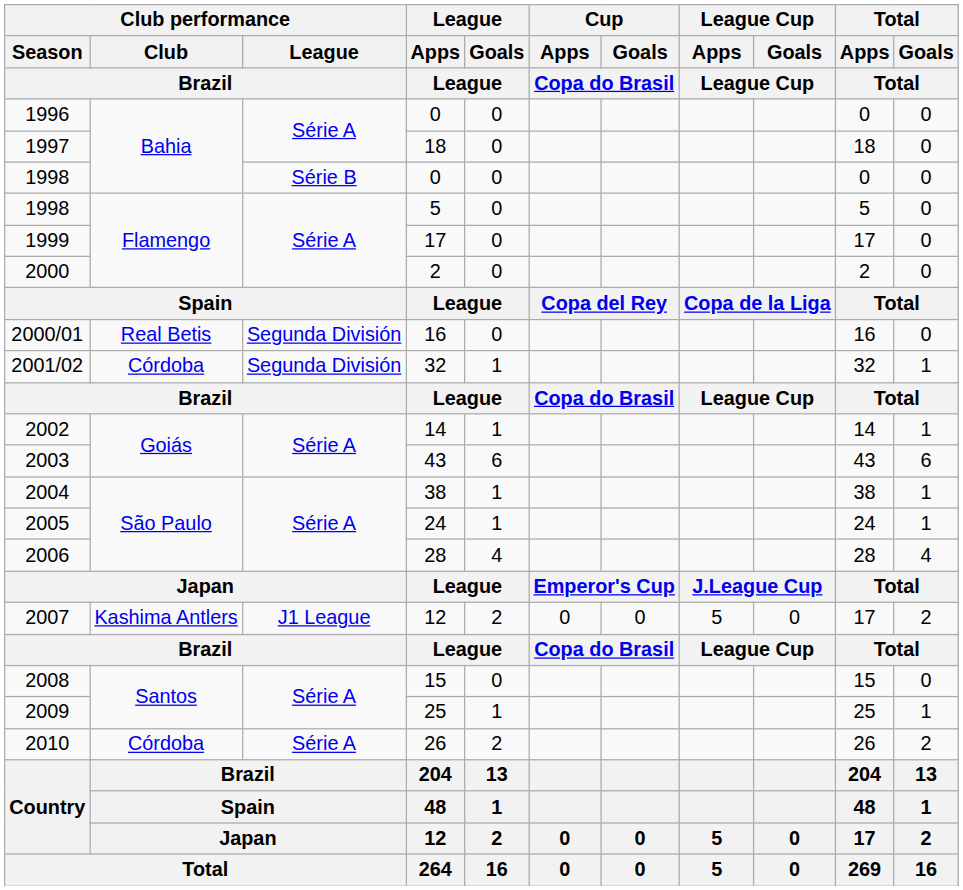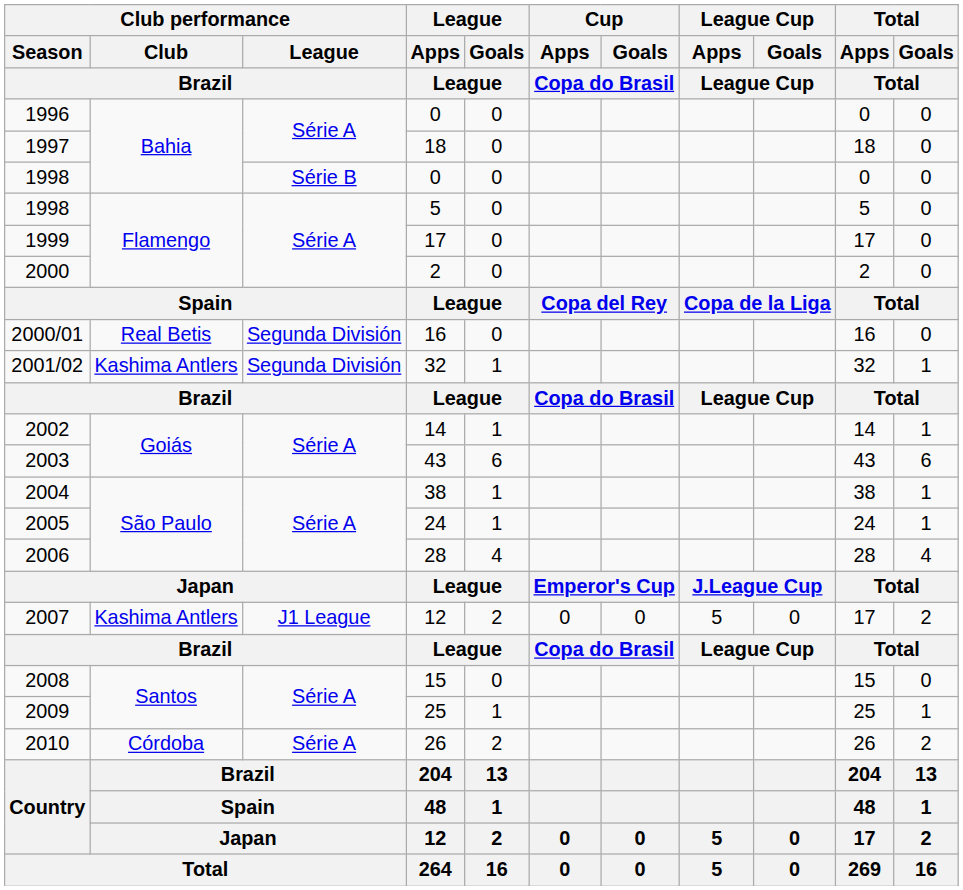(166, 366) Córdoba -> (166, 366) Kashima Antlers
